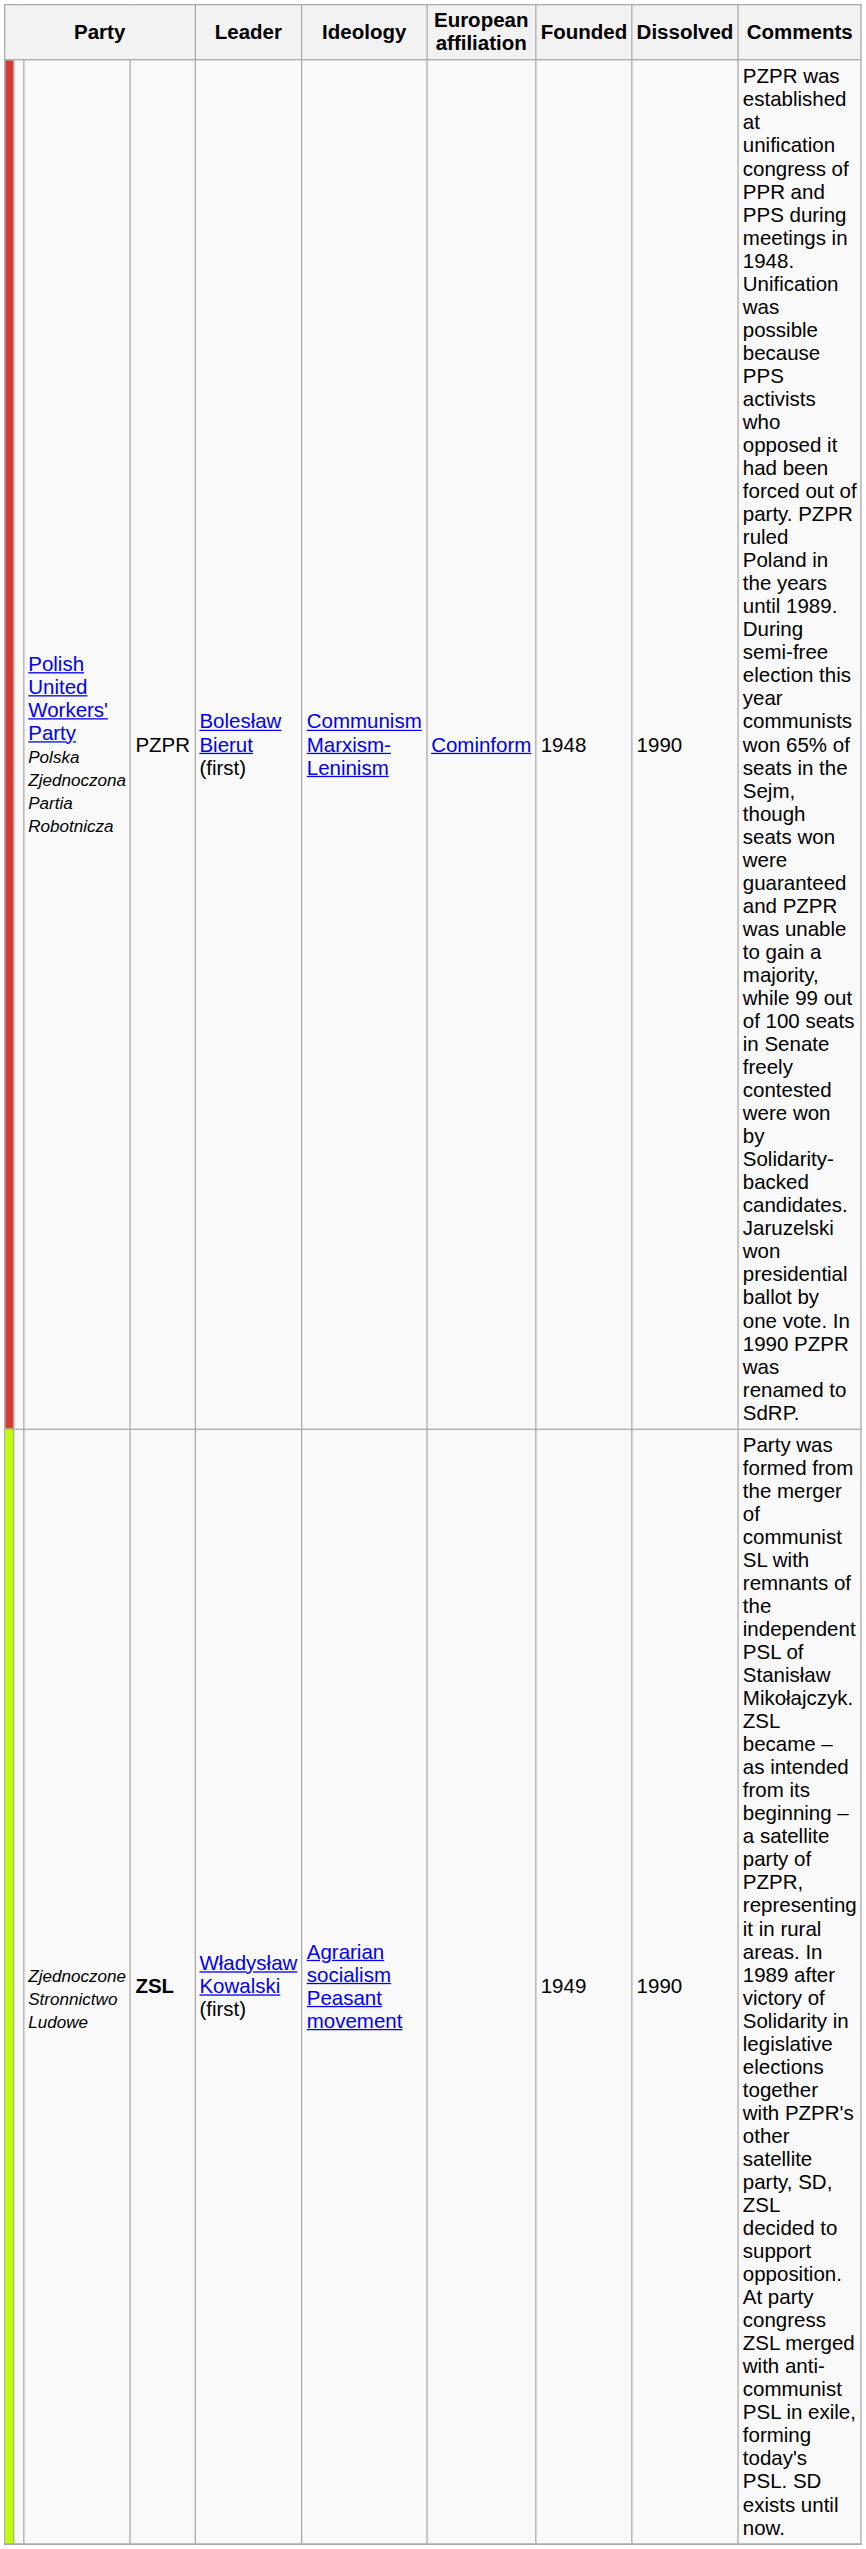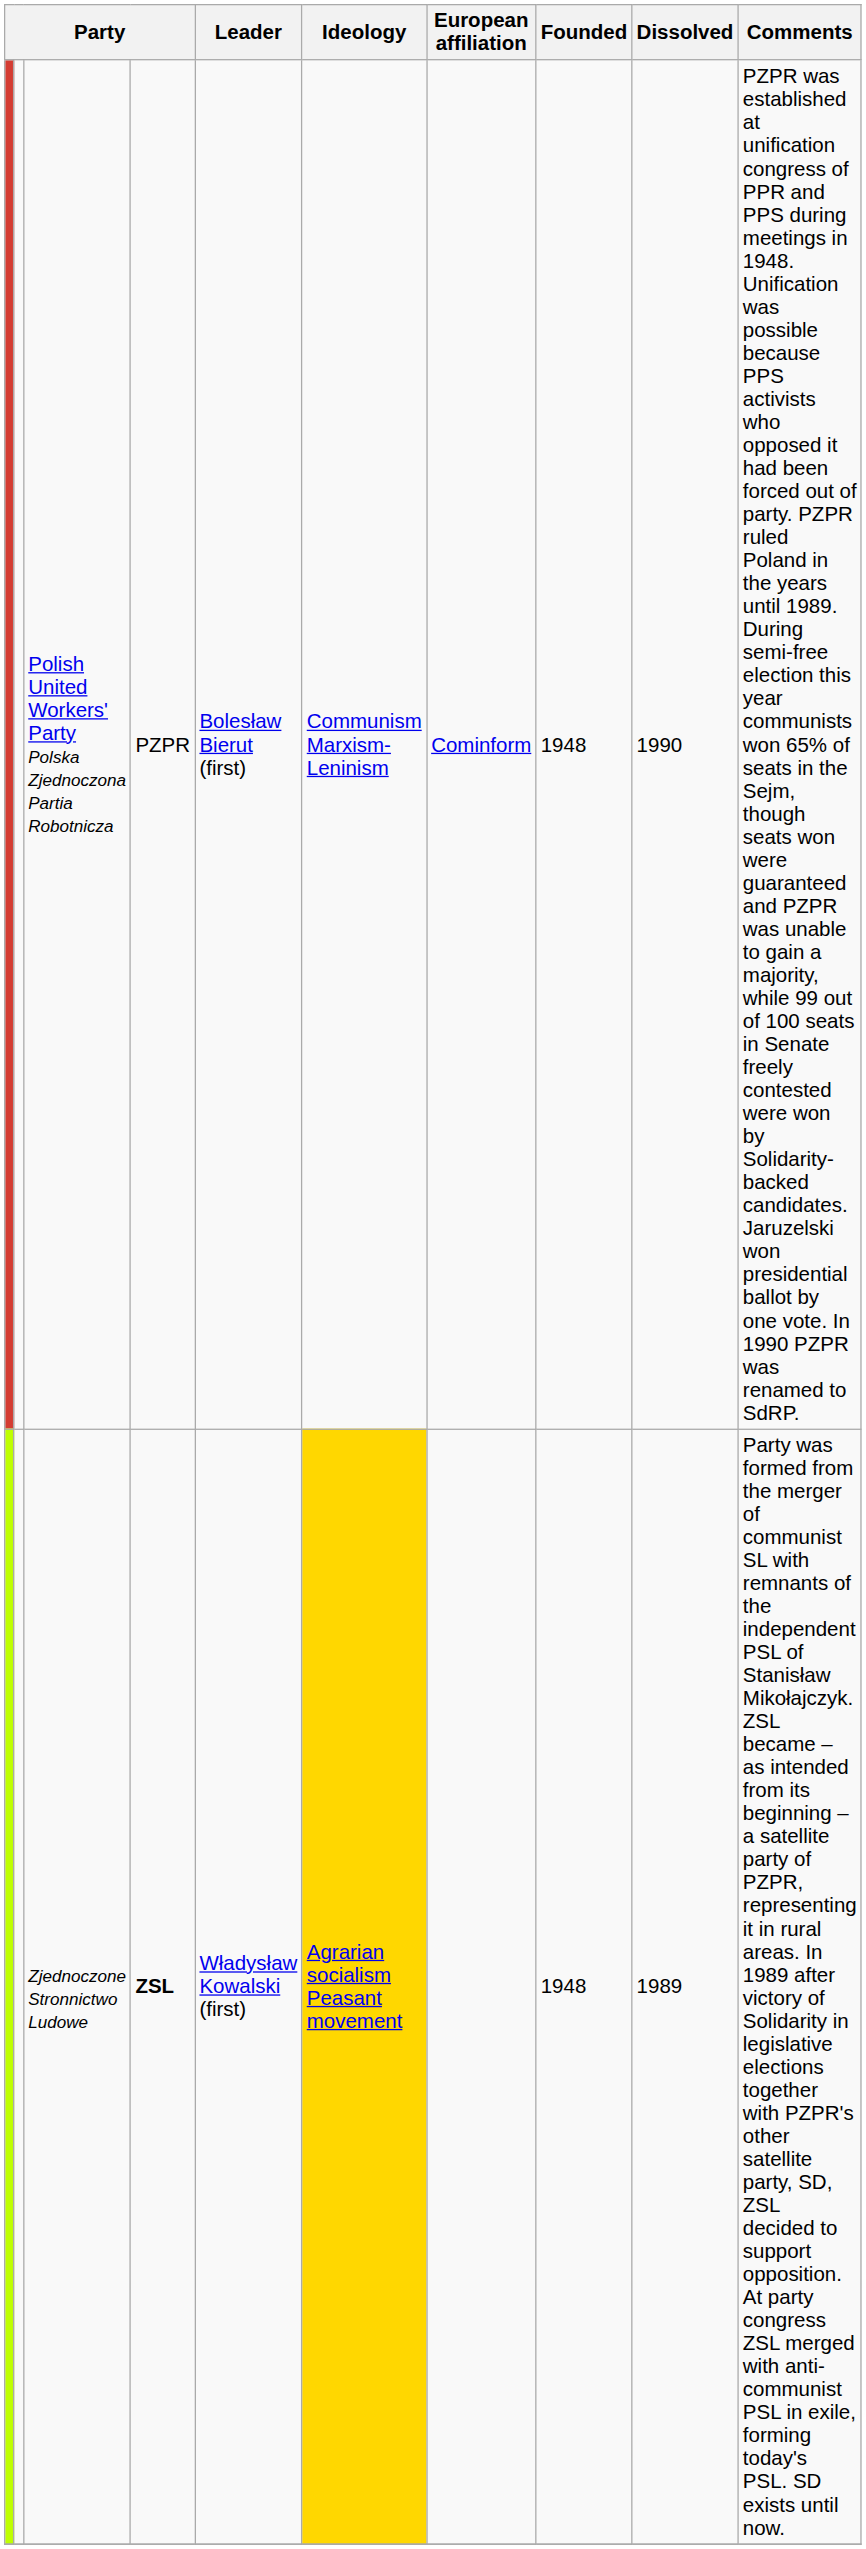(355, 1986) no background -> (355, 1986) gold background
(563, 1986) 1949 -> (563, 1986) 1948
(659, 1986) 1990 -> (659, 1986) 1989
